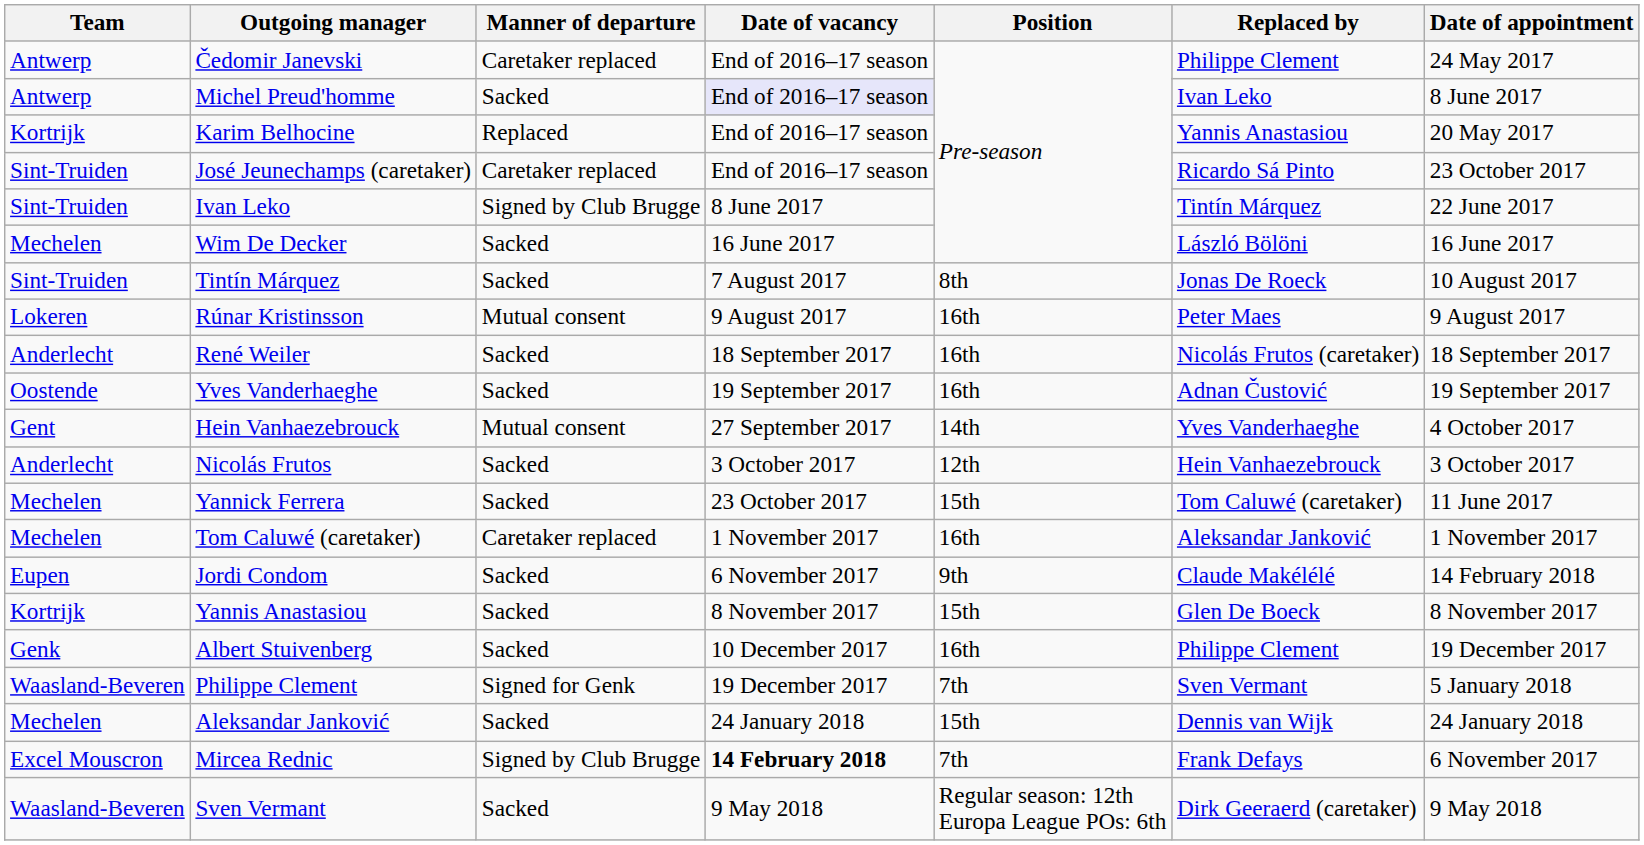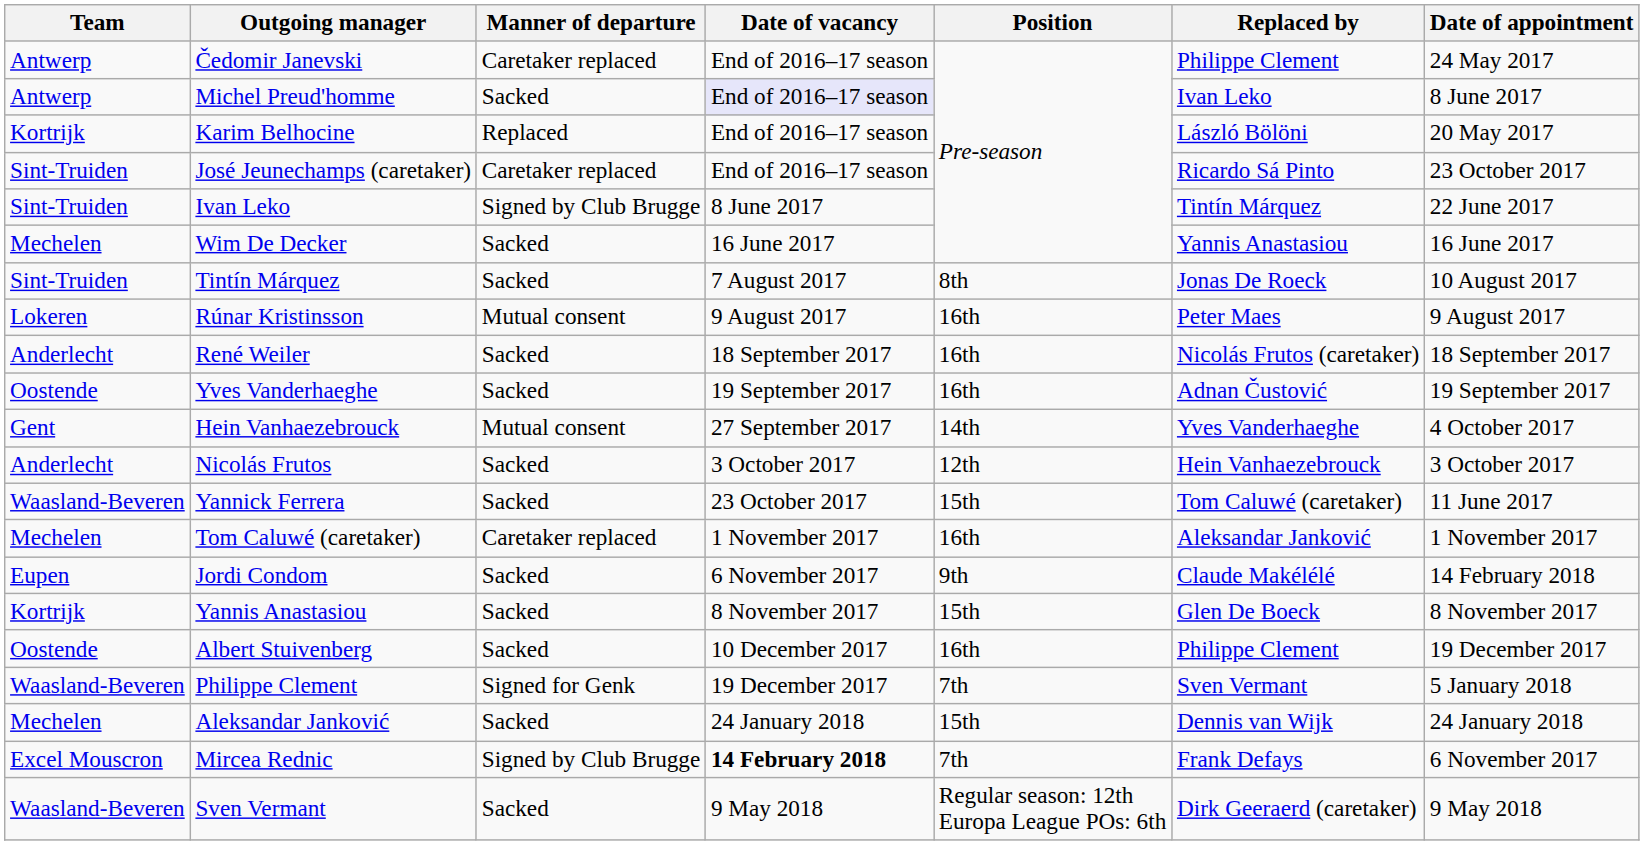(1262, 133) Yannis Anastasiou -> (1242, 133) László Bölöni
(1242, 243) László Bölöni -> (1262, 243) Yannis Anastasiou
(56, 501) Mechelen -> (97, 501) Waasland-Beveren
(35, 648) Genk -> (54, 648) Oostende
